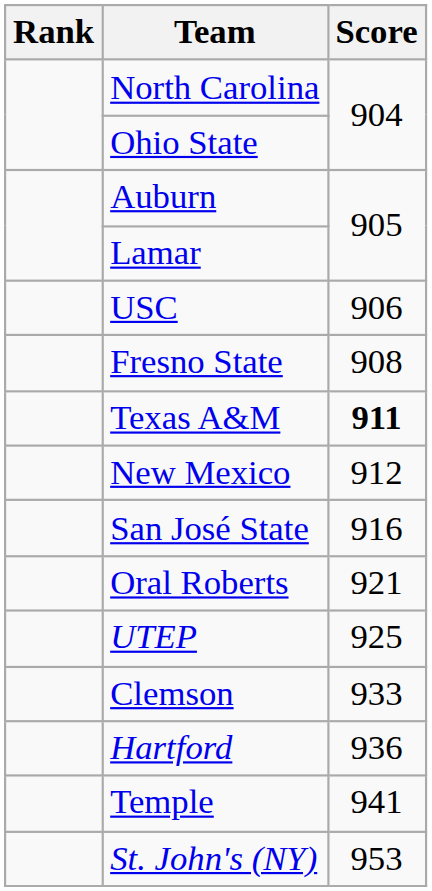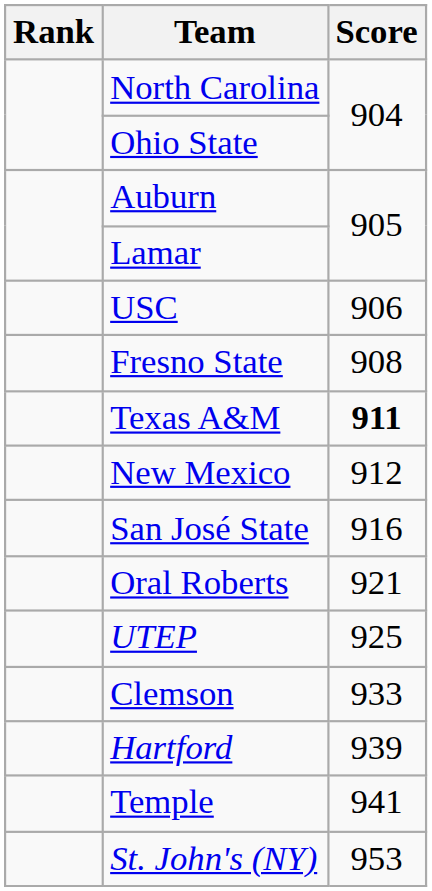(377, 747) 936 -> (377, 747) 939
